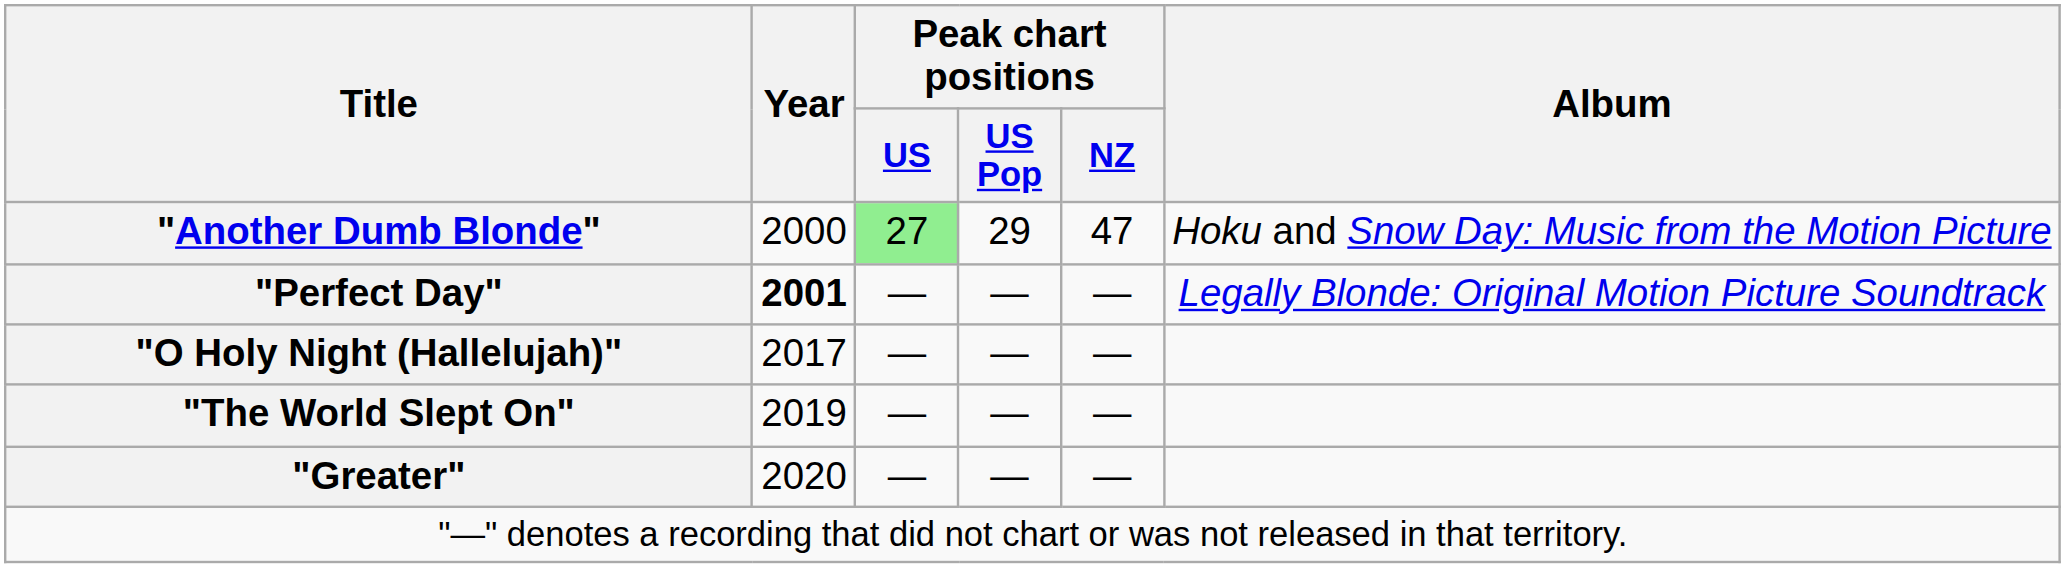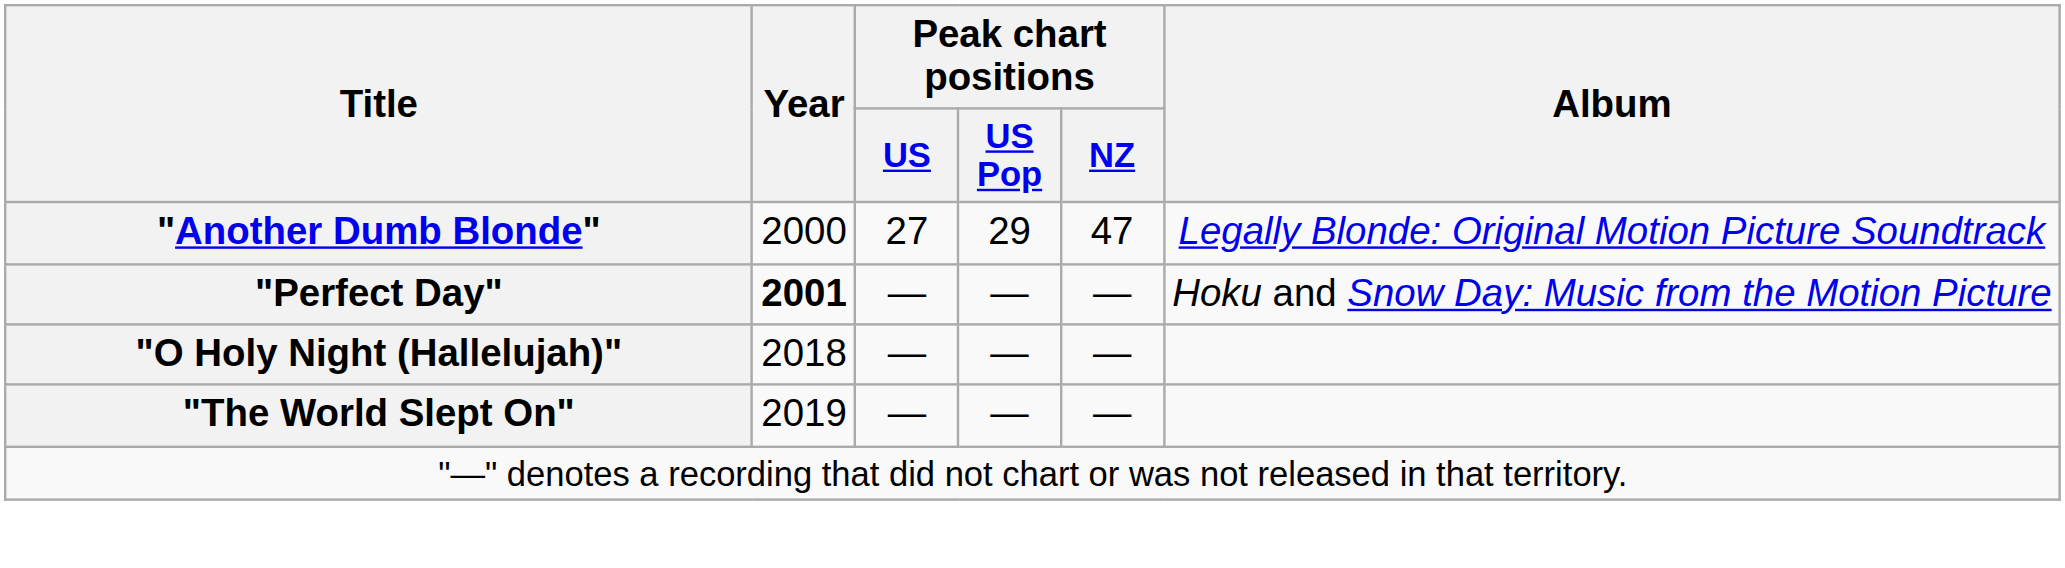(907, 232) lightgreen background -> (907, 232) no background
(1612, 232) Hoku and Snow Day: Music from the Motion Picture -> (1612, 232) Legally Blonde: Original Motion Picture Soundtrack
(1612, 292) Legally Blonde: Original Motion Picture Soundtrack -> (1612, 292) Hoku and Snow Day: Music from the Motion Picture
(804, 353) 2017 -> (804, 353) 2018
- row: (379, 475)
